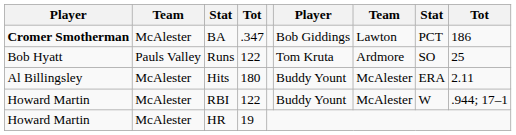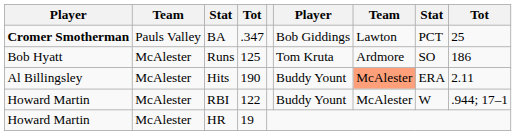(163, 36) McAlester -> (168, 36) Pauls Valley
(461, 36) 186 -> (458, 36) 25
(168, 57) Pauls Valley -> (163, 57) McAlester
(250, 57) 122 -> (250, 57) 125
(458, 57) 25 -> (461, 57) 186
(250, 78) 180 -> (250, 78) 190
(384, 78) no background -> (384, 78) lightsalmon background
